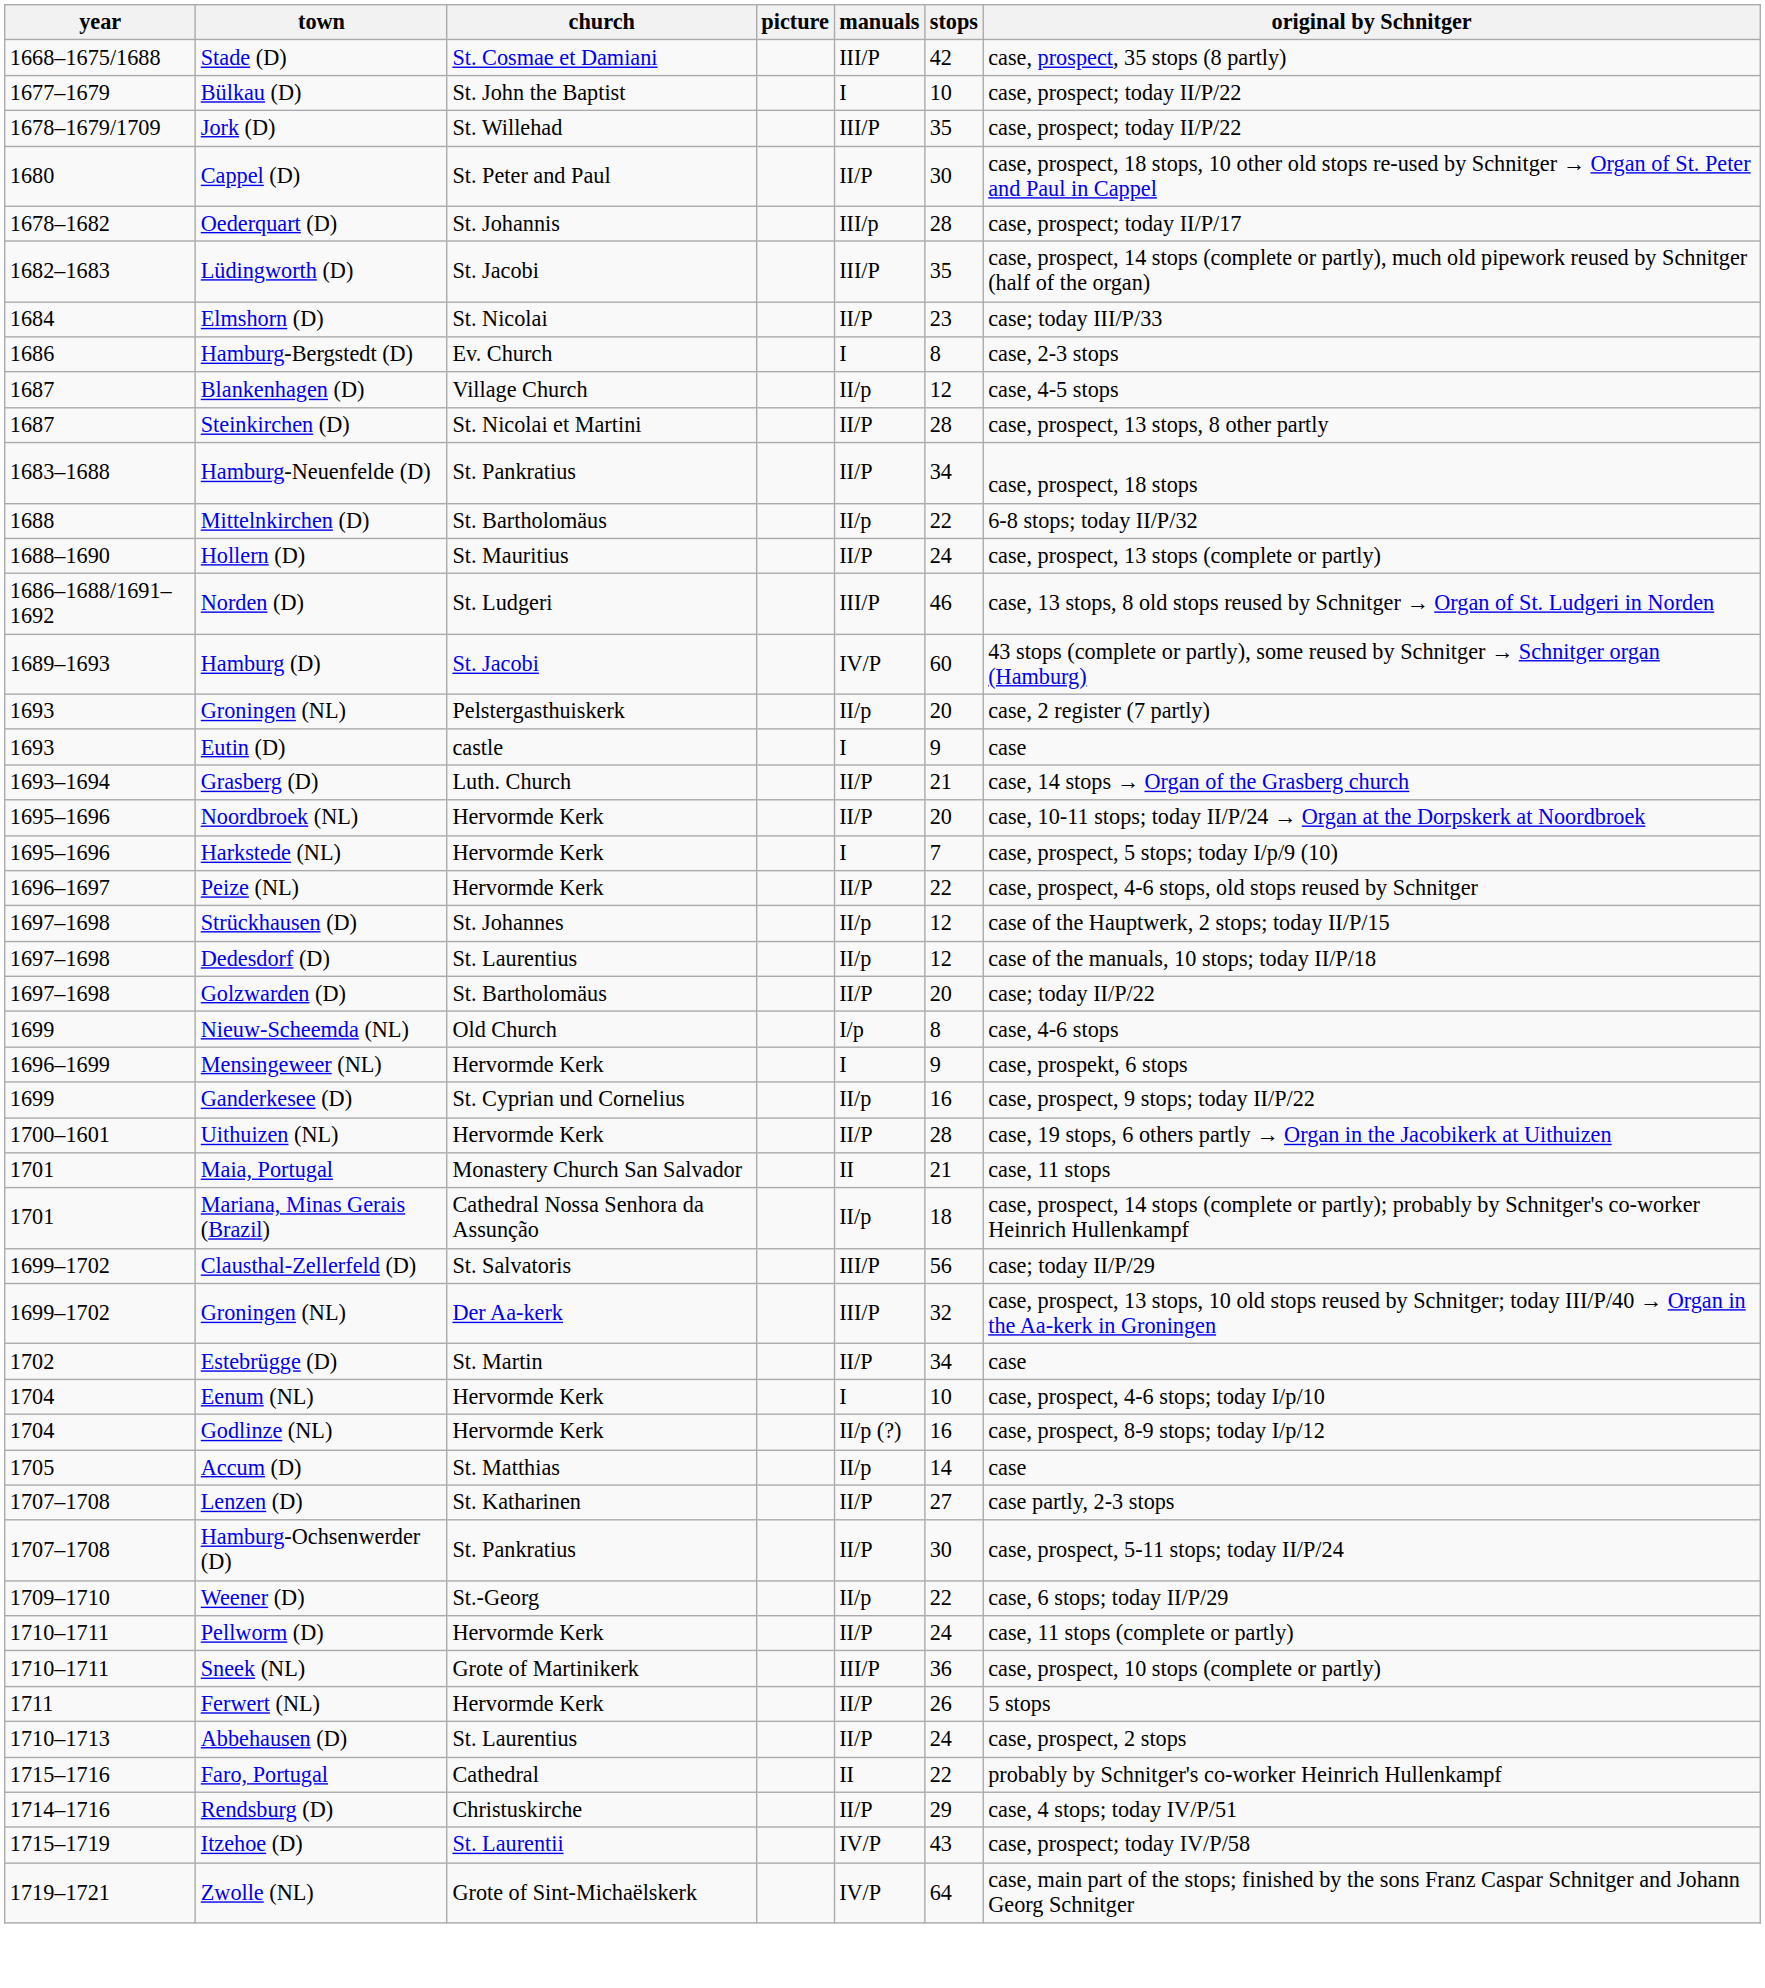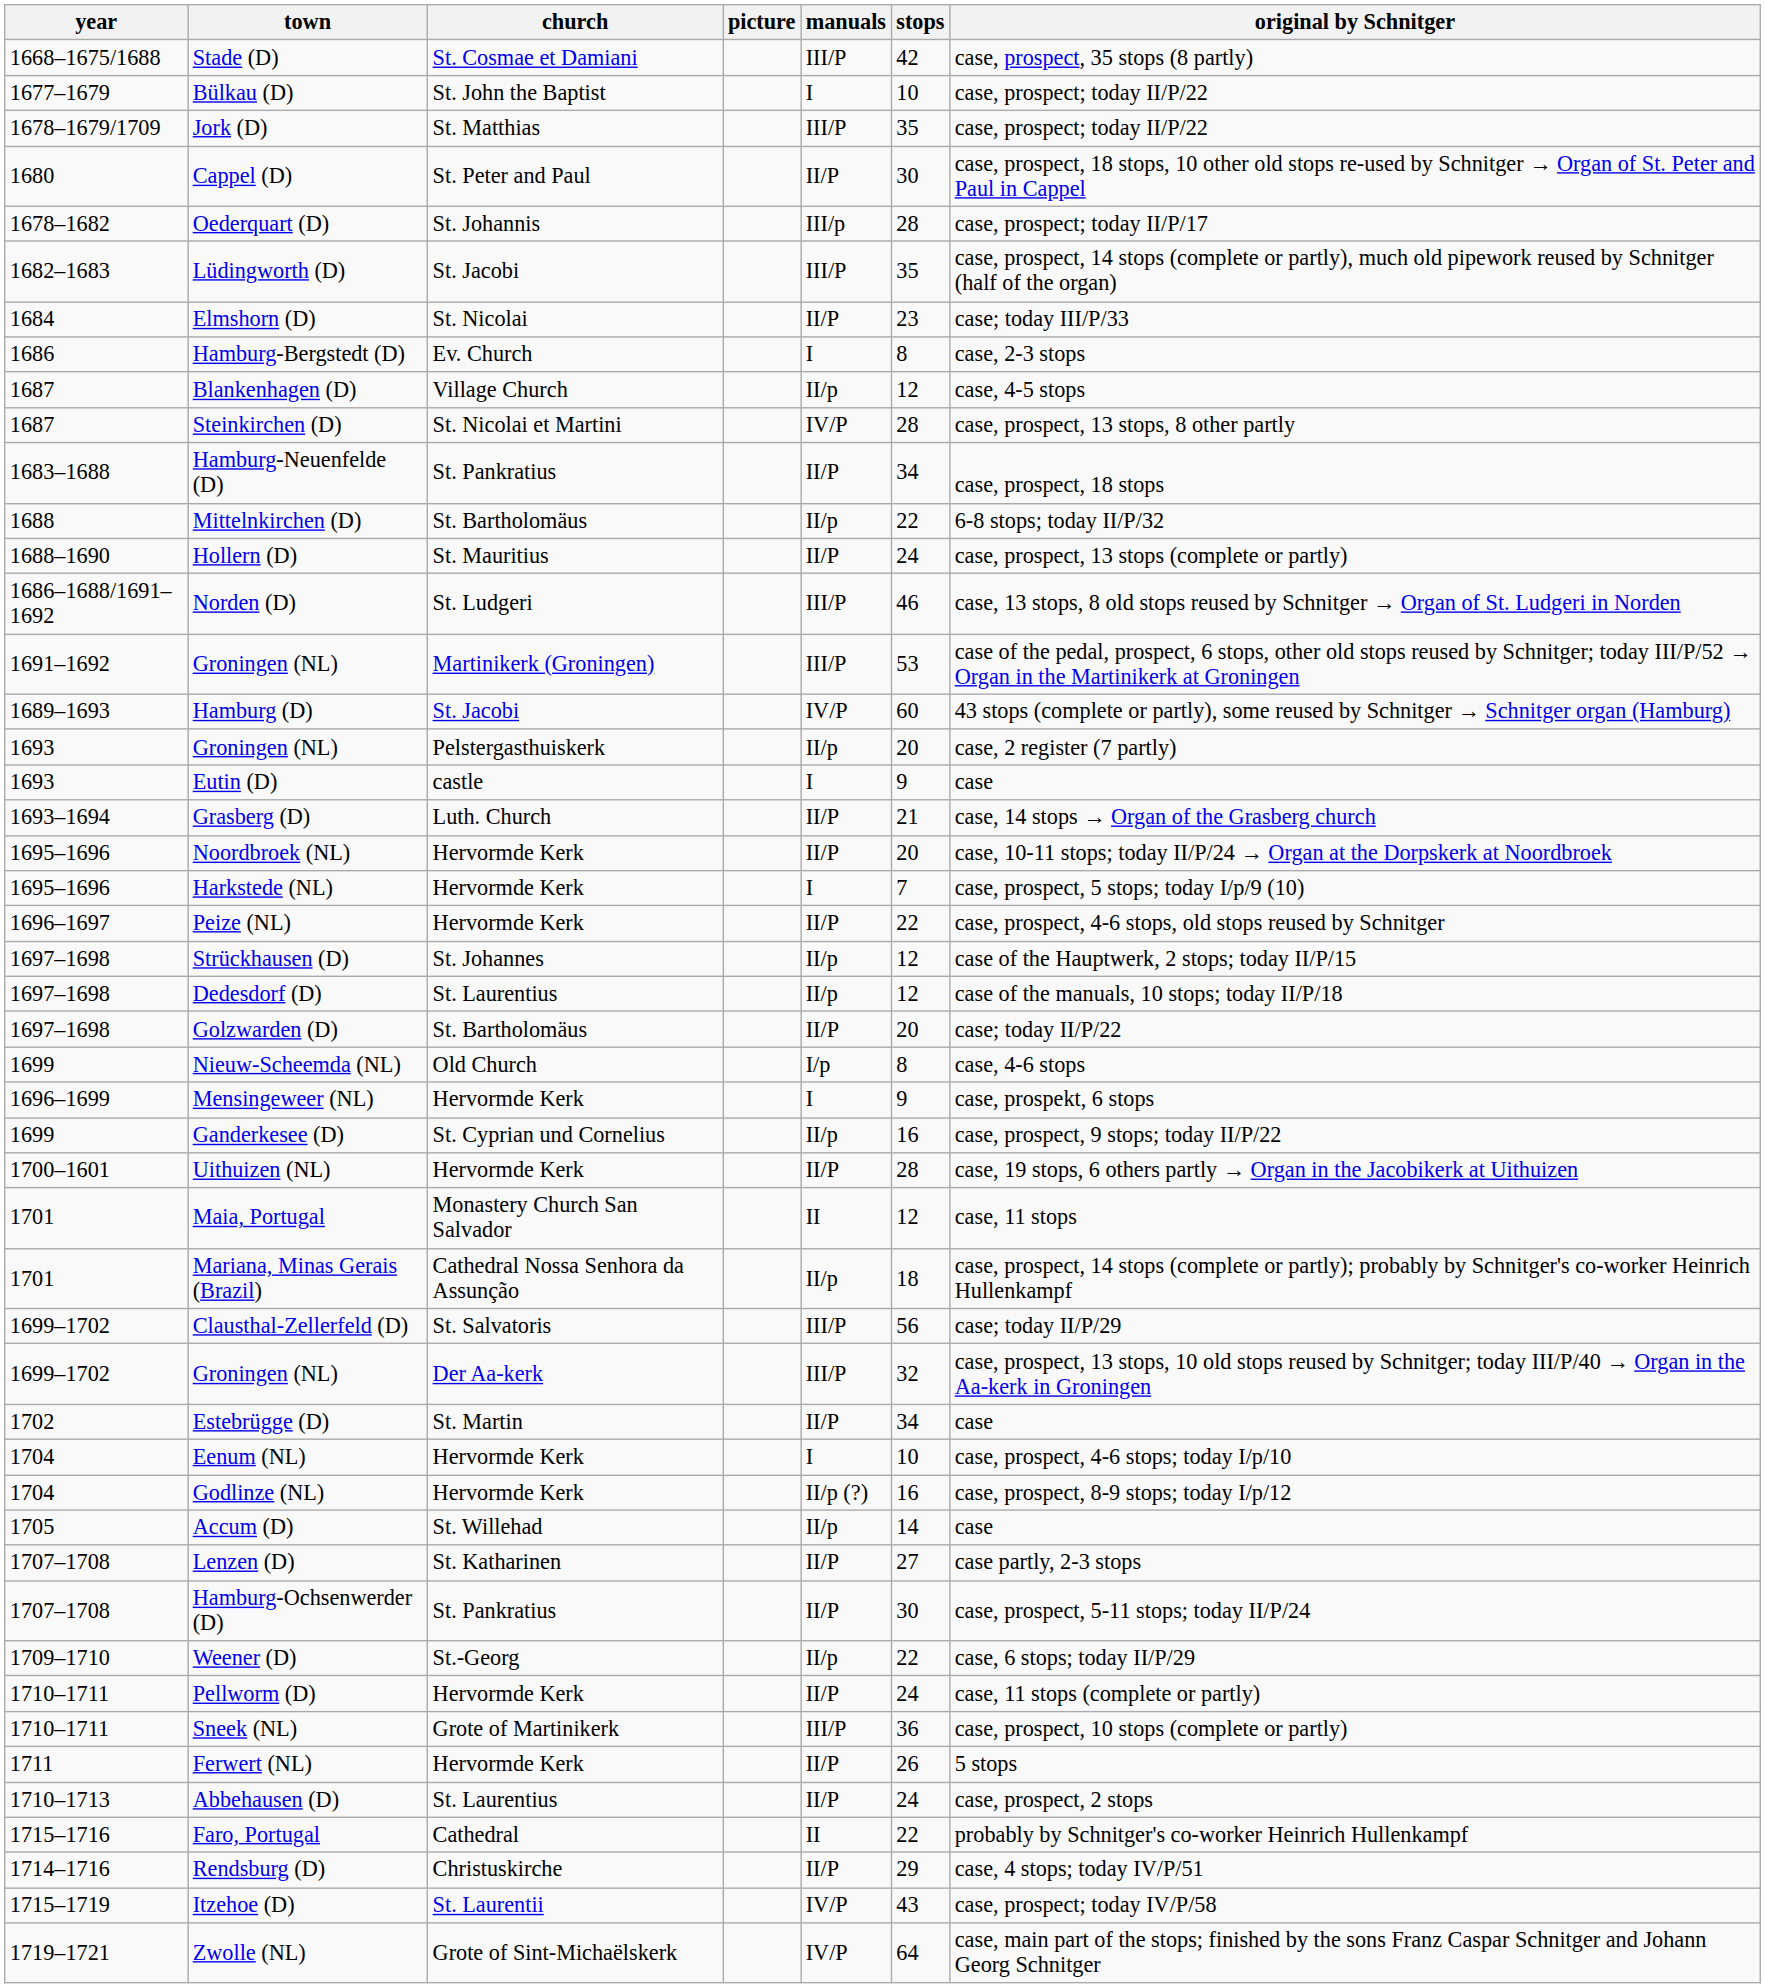(507, 127) St. Willehad -> (486, 127) St. Matthias
(856, 424) II/P -> (827, 424) IV/P
+ row: (60, 663)
(941, 1170) 21 -> (907, 1217) 12
(506, 1467) St. Matthias -> (488, 1527) St. Willehad
